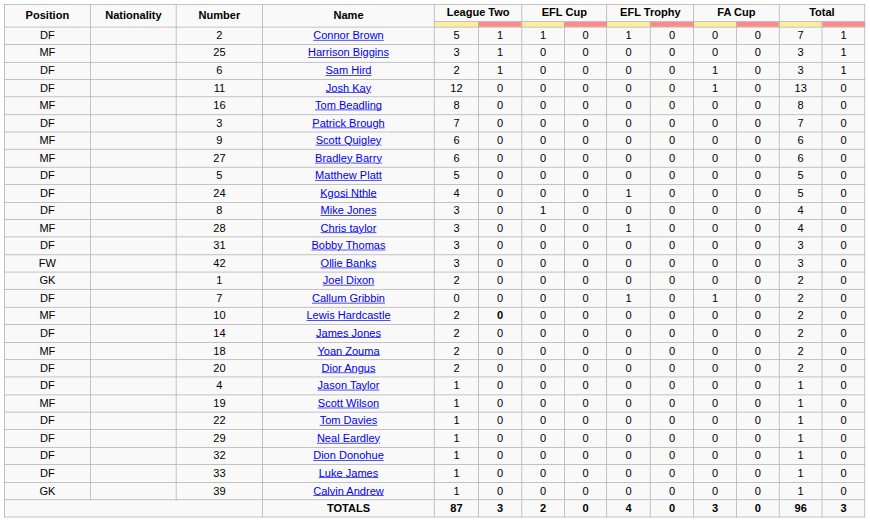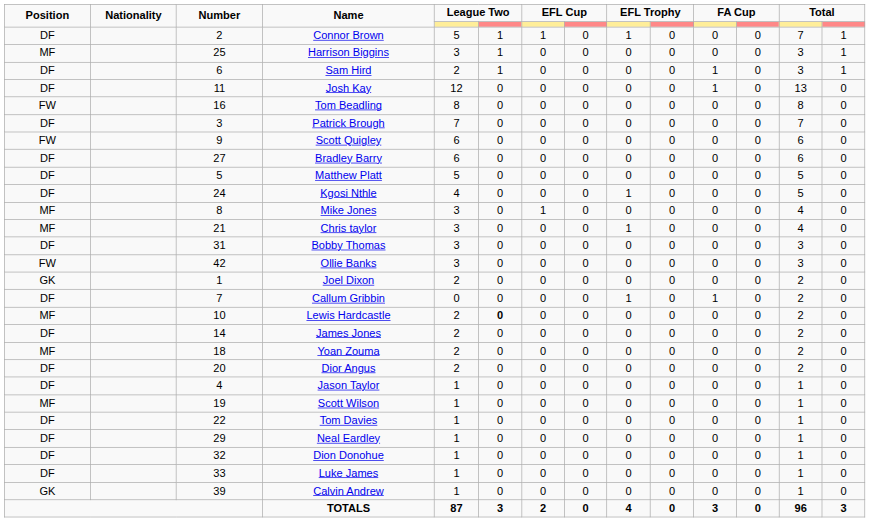(47, 105) MF -> (47, 105) FW
(47, 140) MF -> (47, 140) FW
(47, 158) MF -> (47, 158) DF
(47, 210) DF -> (47, 210) MF
(219, 228) 28 -> (219, 228) 21
